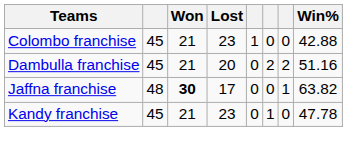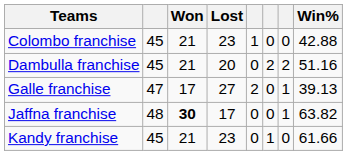+ row: (59, 89)
(318, 114) 47.78 -> (318, 138) 61.66
